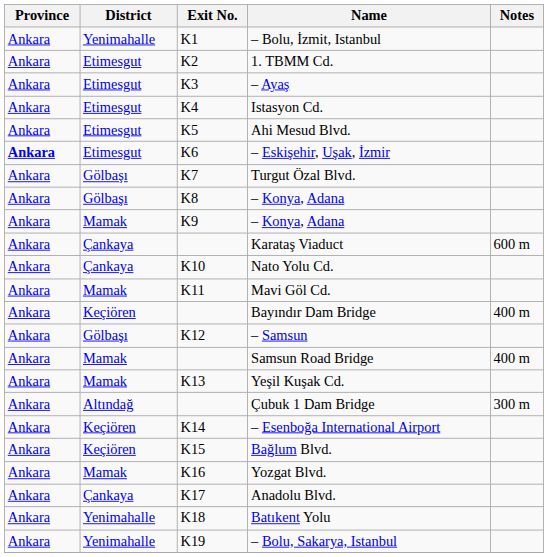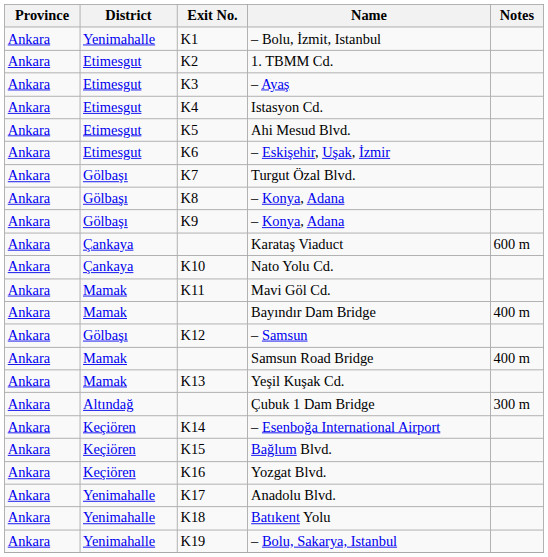(31, 152) bold -> (29, 152) normal
(105, 221) Mamak -> (105, 221) Gölbaşı
(109, 312) Keçiören -> (105, 312) Mamak
(105, 472) Mamak -> (109, 472) Keçiören
(108, 495) Çankaya -> (119, 495) Yenimahalle
